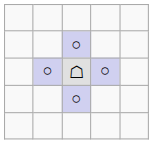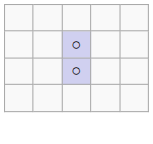- row: (48, 71)
